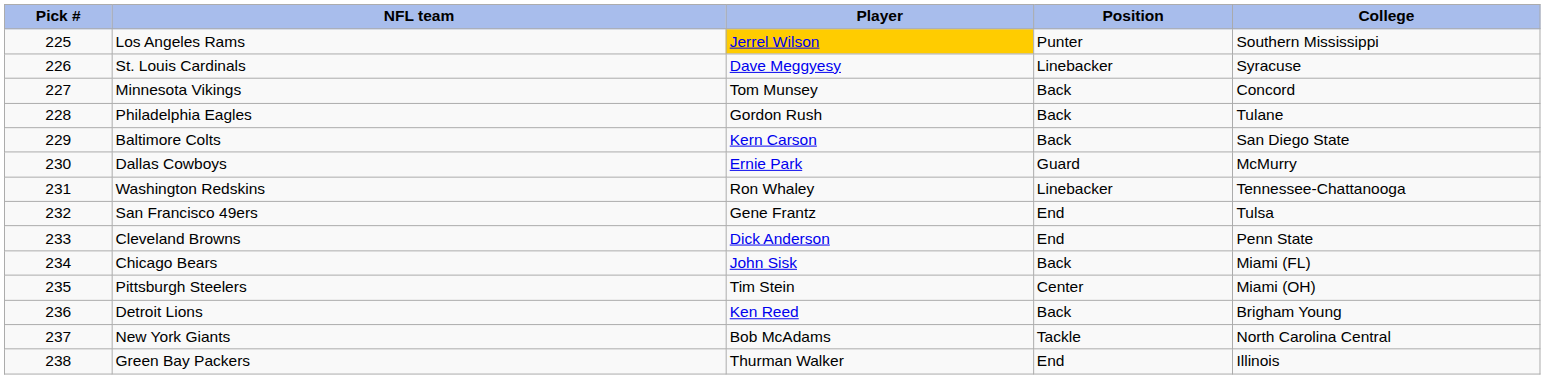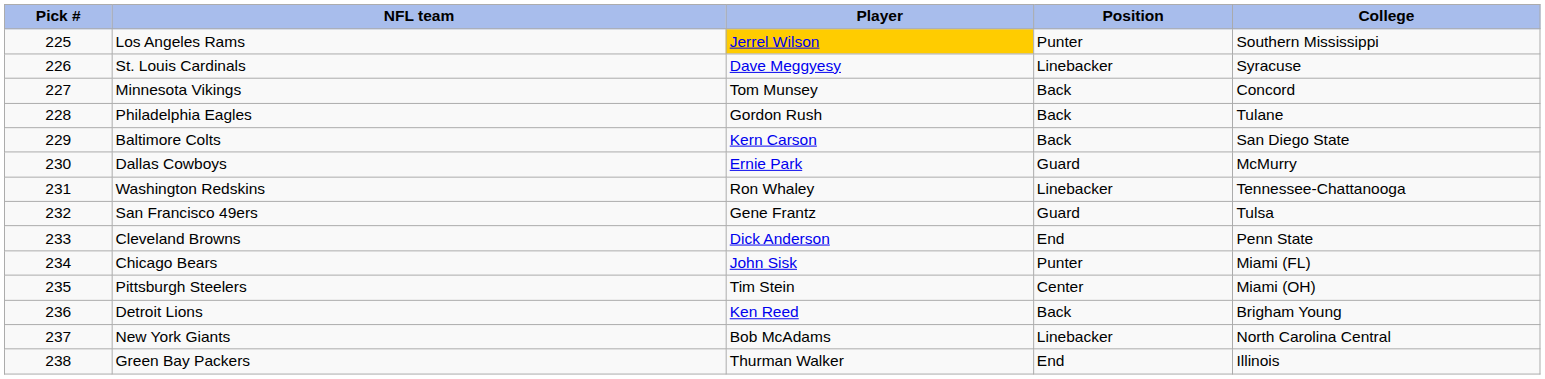(1051, 213) End -> (1058, 213) Guard
(1054, 262) Back -> (1060, 262) Punter
(1059, 336) Tackle -> (1075, 336) Linebacker
